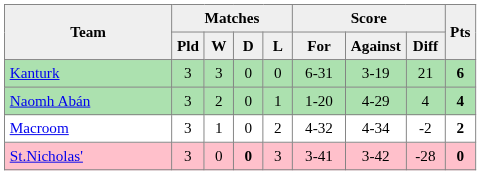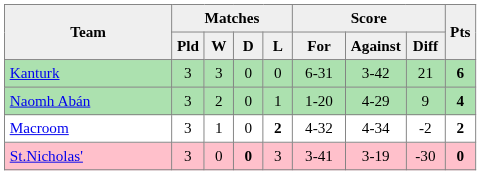(376, 73) 3-19 -> (376, 73) 3-42
(425, 100) 4 -> (425, 100) 9
(278, 128) normal -> (278, 128) bold
(376, 156) 3-42 -> (376, 156) 3-19
(425, 156) -28 -> (425, 156) -30
